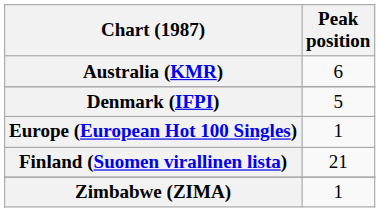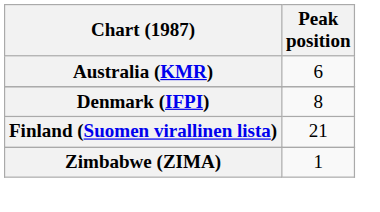(338, 101) 5 -> (318, 101) 8
- row: (153, 131)
